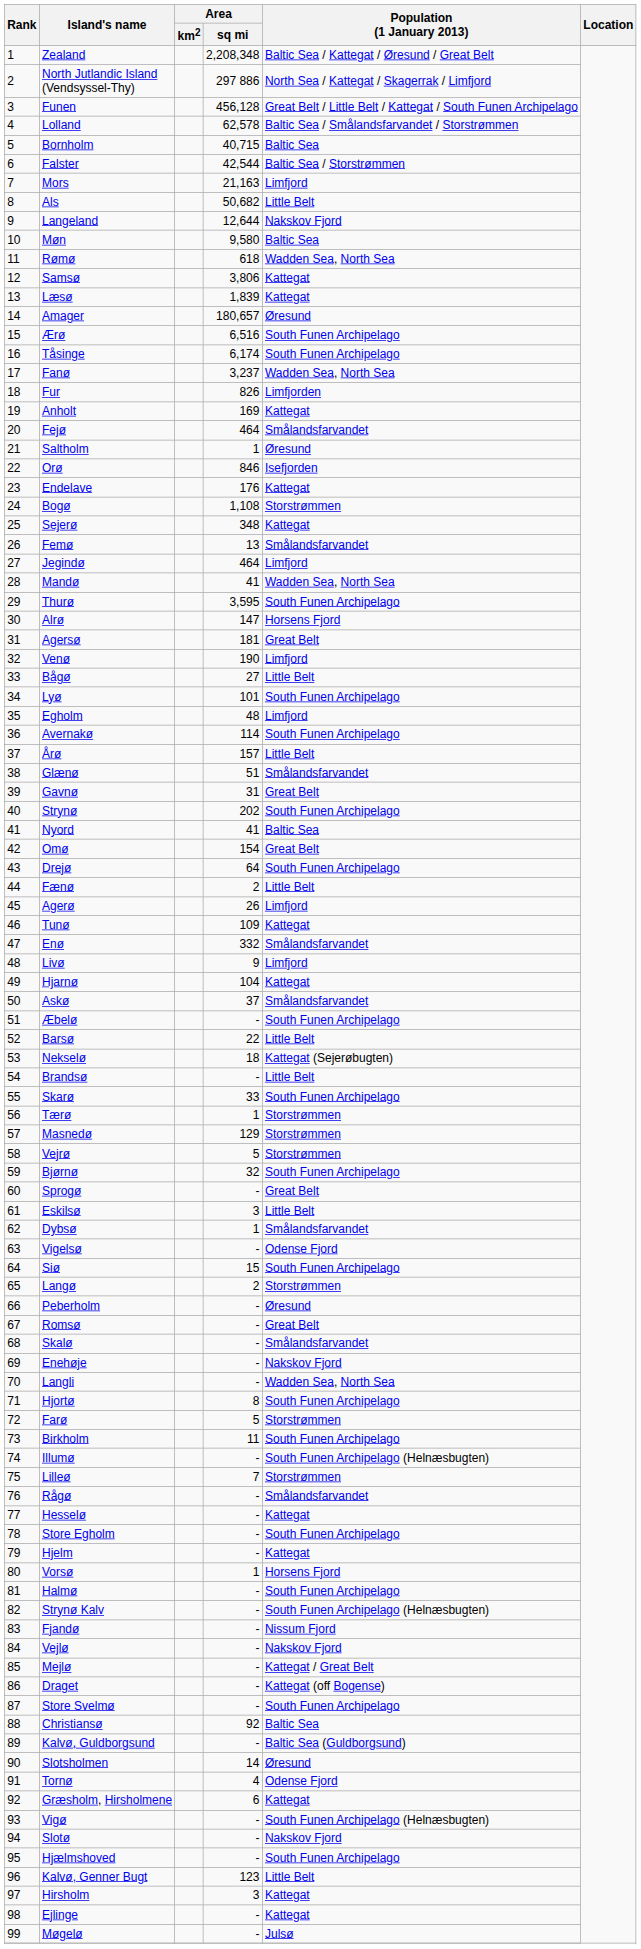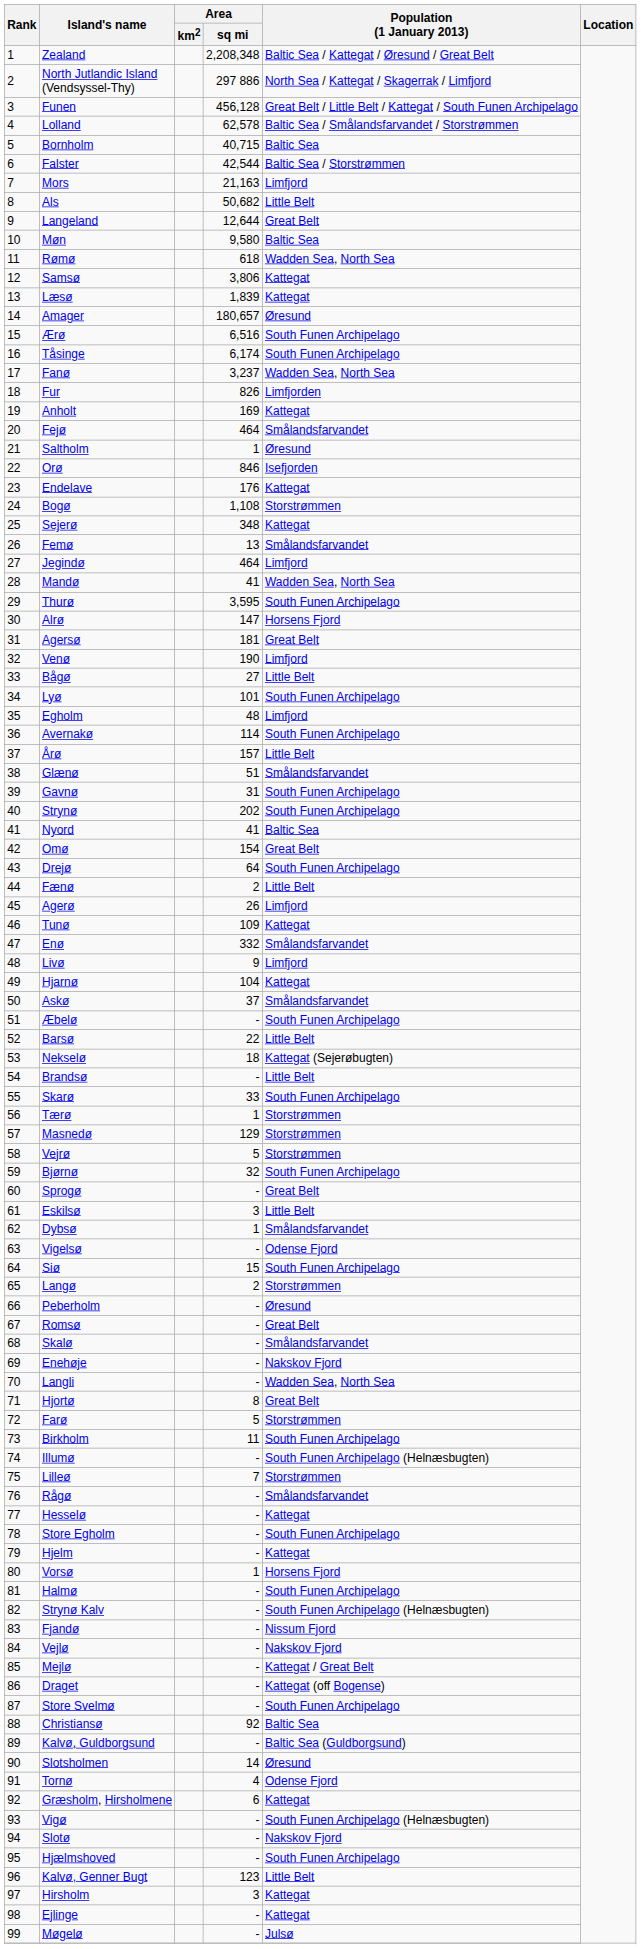(303, 221) Nakskov Fjord -> (292, 221) Great Belt
(292, 792) Great Belt -> (332, 792) South Funen Archipelago
(332, 1401) South Funen Archipelago -> (292, 1401) Great Belt
